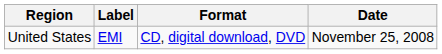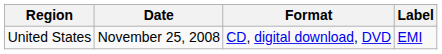columns swapped: (373, 15) <-> (116, 15)
